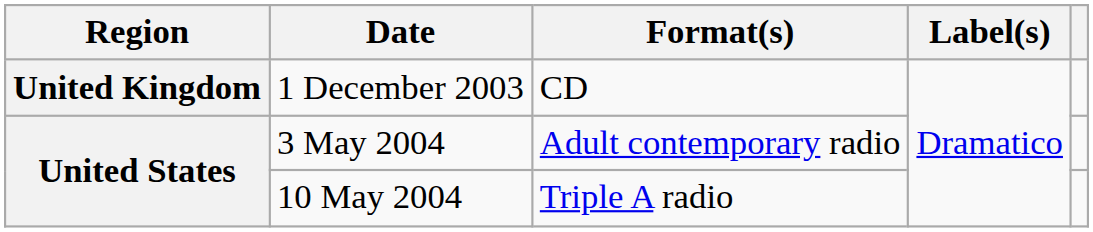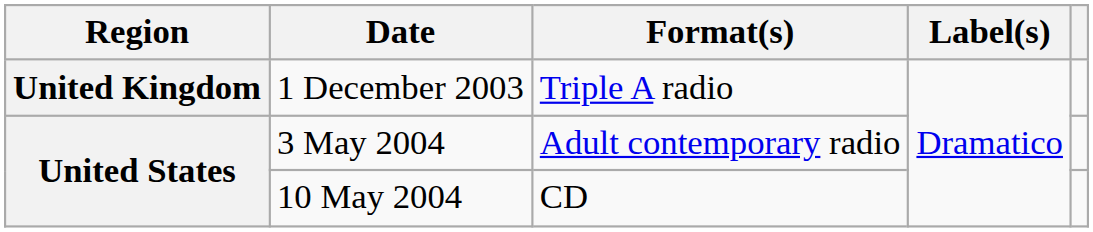(564, 87) CD -> (637, 87) Triple A radio
(637, 197) Triple A radio -> (564, 197) CD
